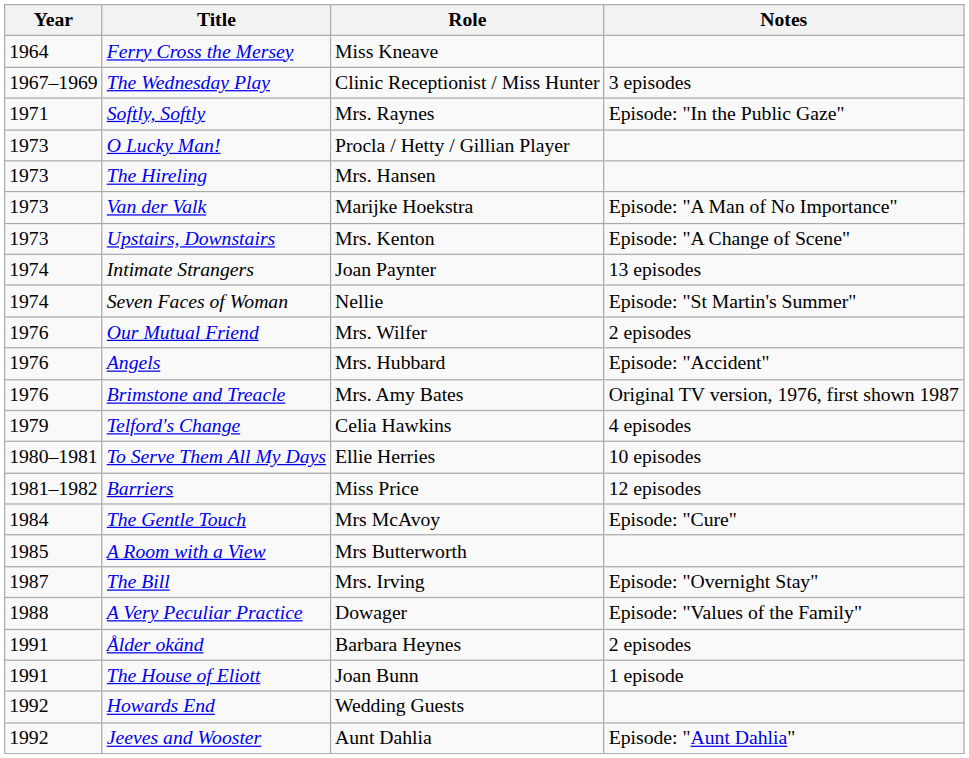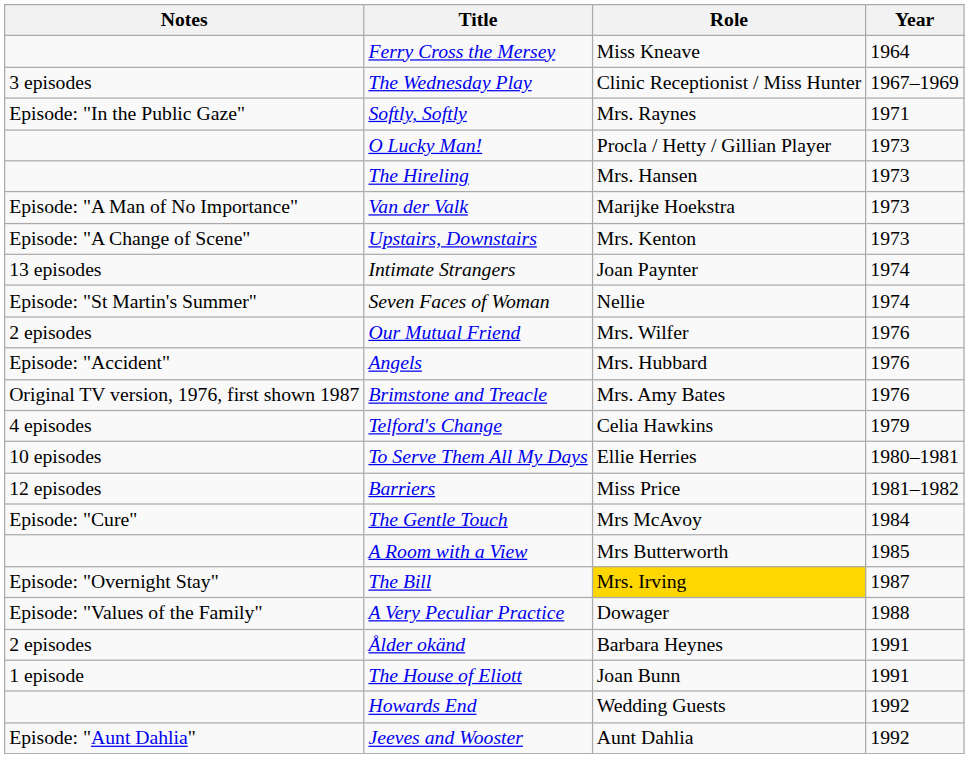columns swapped: (53, 20) <-> (784, 20)
(380, 581) no background -> (642, 581) gold background
